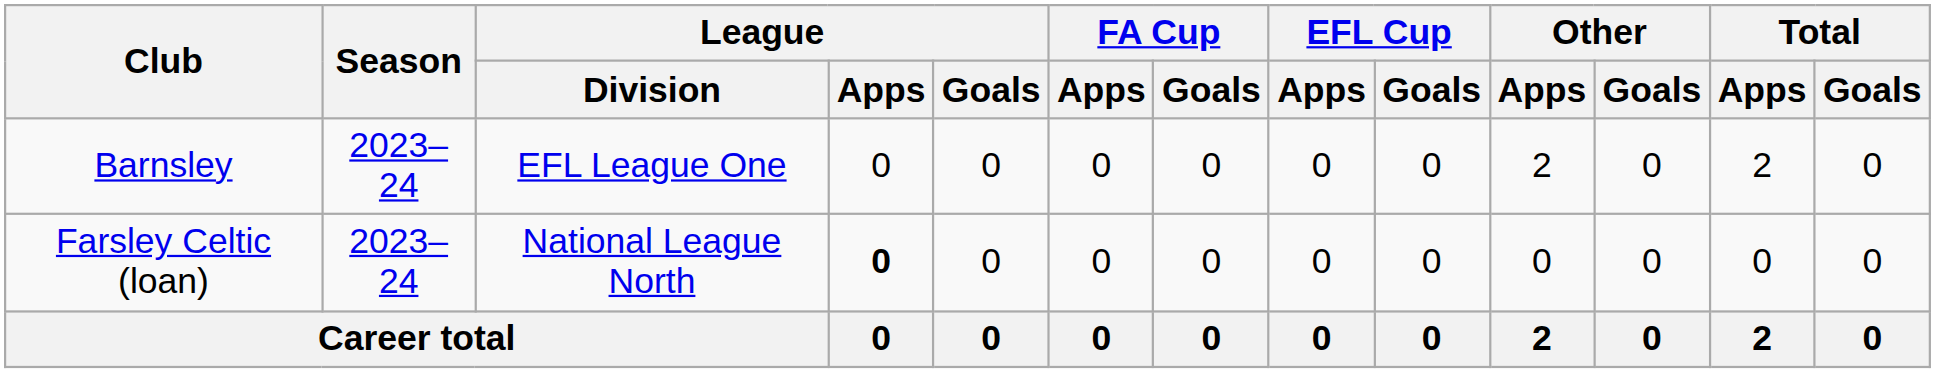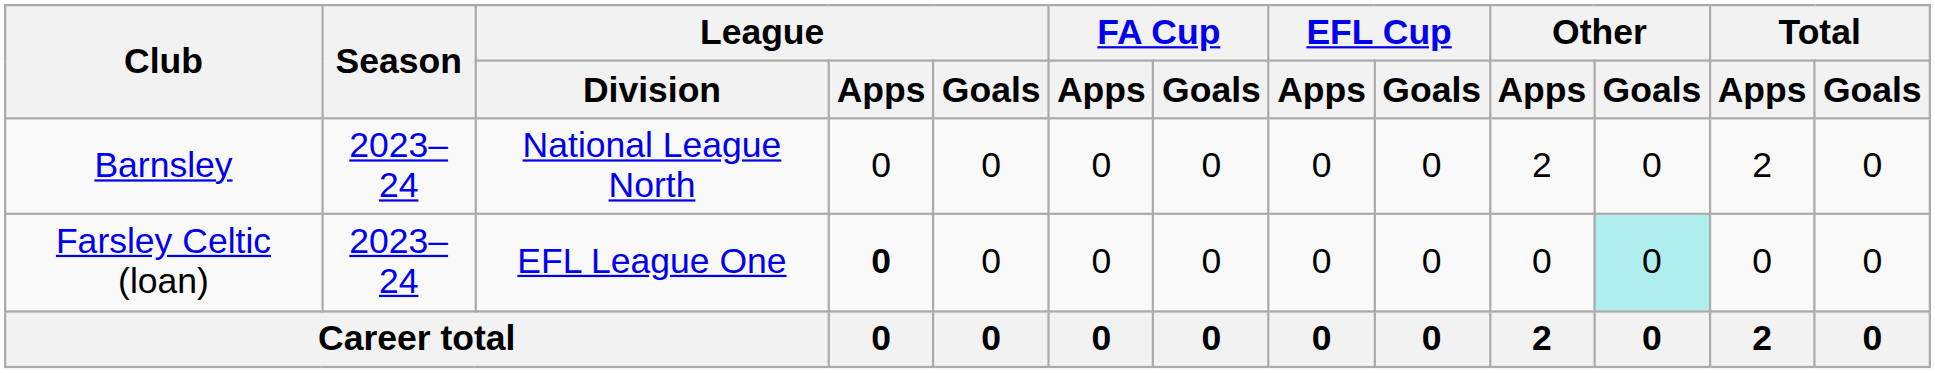(652, 165) EFL League One -> (652, 165) National League North
(652, 261) National League North -> (652, 261) EFL League One
(1652, 261) no background -> (1652, 261) paleturquoise background
